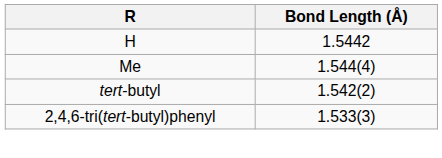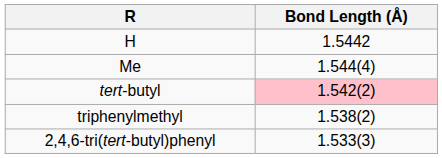(346, 91) no background -> (346, 91) pink background
+ row: (130, 116)
